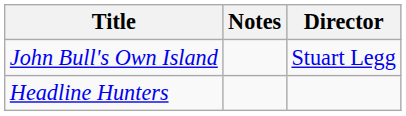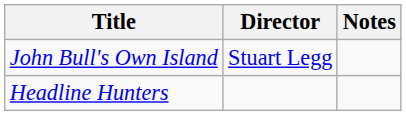columns swapped: (344, 22) <-> (255, 22)
